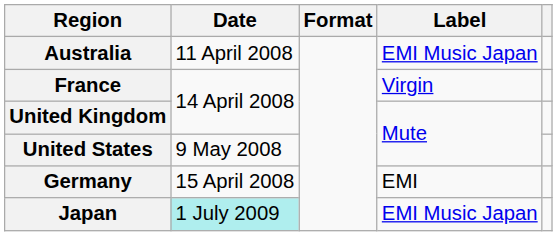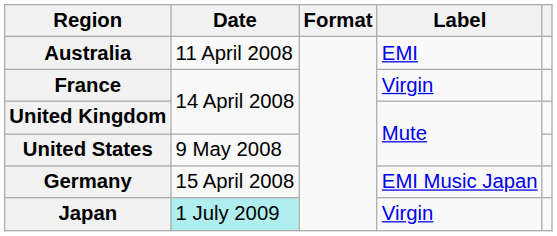(460, 52) EMI Music Japan -> (400, 52) EMI
(400, 181) EMI -> (460, 181) EMI Music Japan
(460, 213) EMI Music Japan -> (408, 213) Virgin
